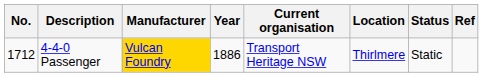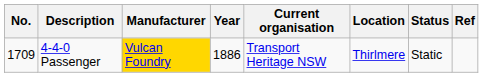(21, 55) 1712 -> (21, 55) 1709
